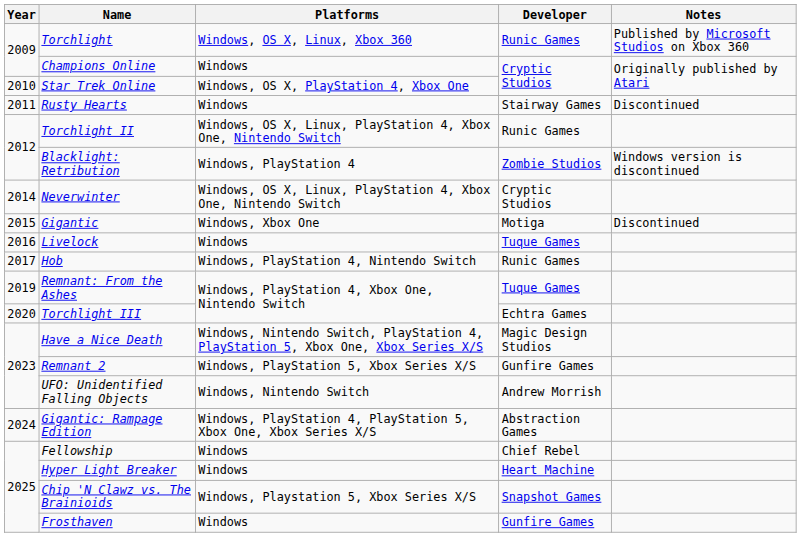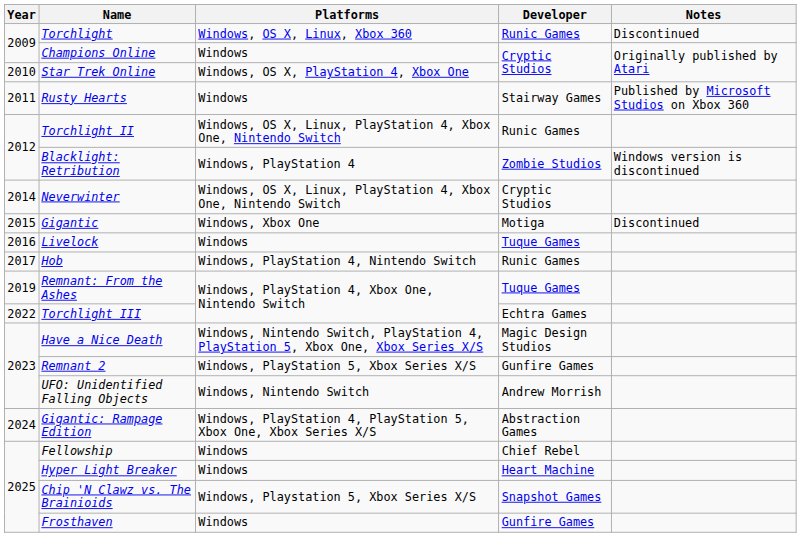(692, 40) Published by Microsoft Studios on Xbox 360 -> (657, 33) Discontinued
(657, 105) Discontinued -> (692, 98) Published by Microsoft Studios on Xbox 360
(22, 314) 2020 -> (22, 314) 2022
